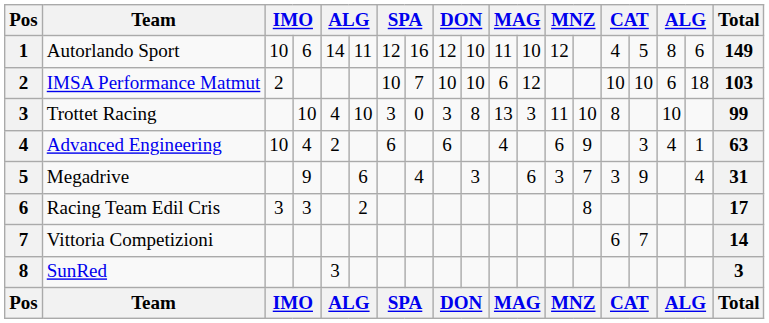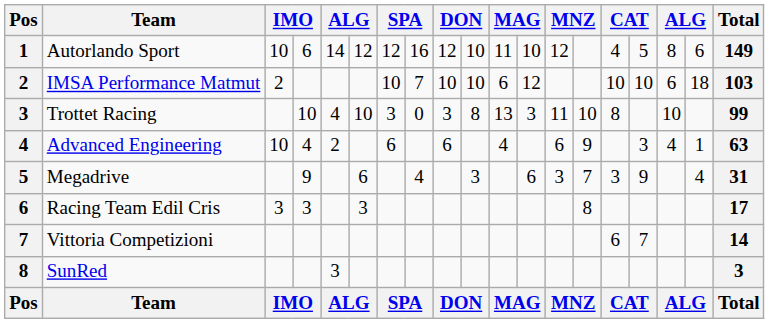(363, 51) 11 -> (363, 51) 12
(363, 208) 2 -> (363, 208) 3
